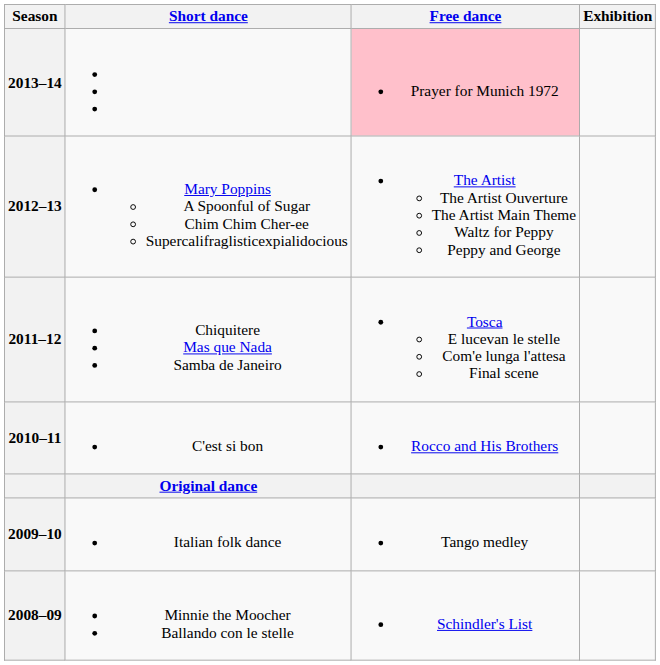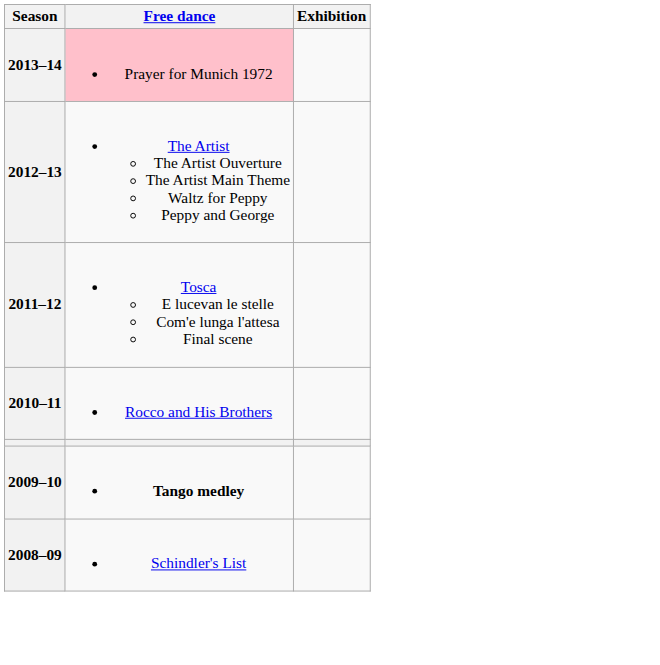- column: (208, 16)
(465, 543) normal -> (179, 491) bold
